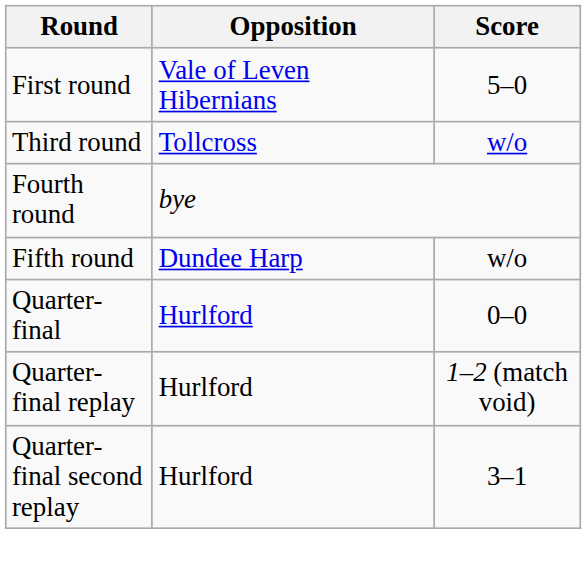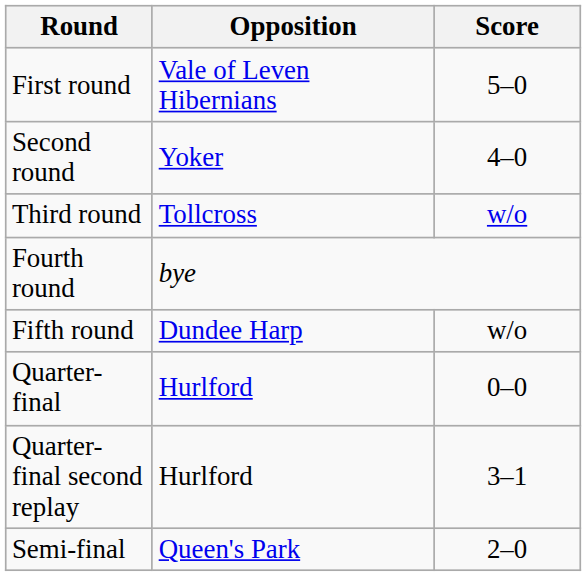+ row: (51, 157)
- row: (73, 388)
+ row: (69, 549)
